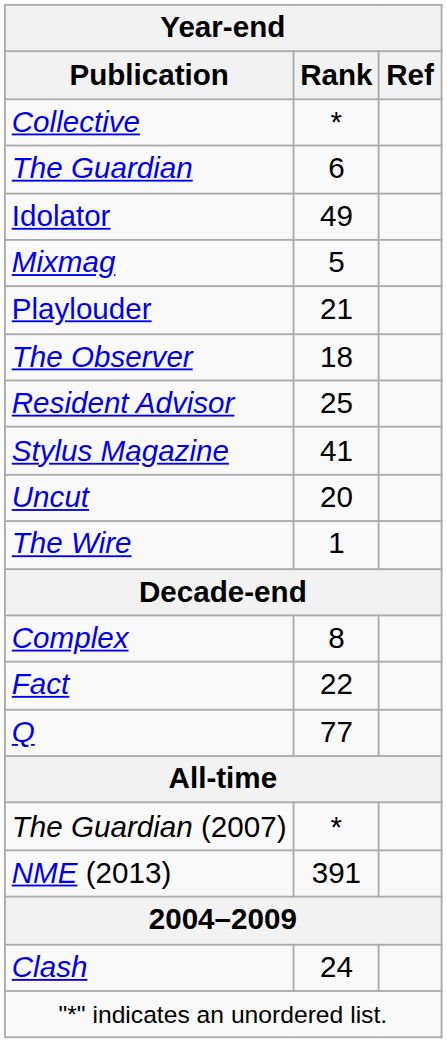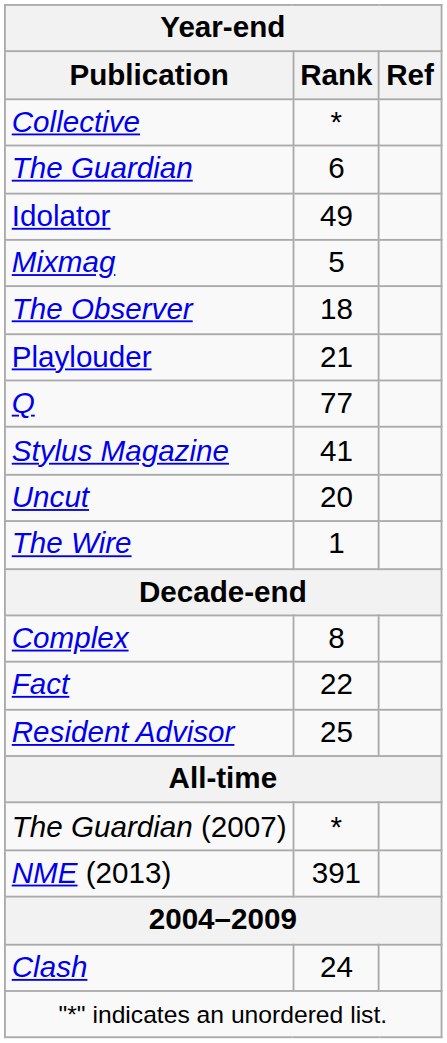rows swapped: (102, 356) <-> (82, 309)
rows swapped: (23, 732) <-> (123, 403)
